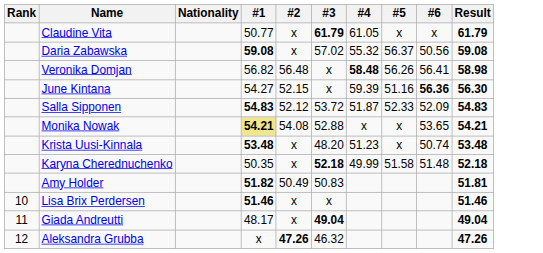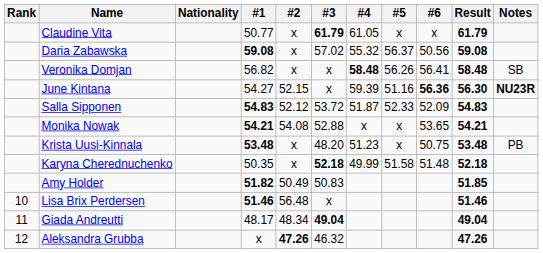+ column: (516, 13)
(294, 70) 56.48 -> (294, 70) x
(473, 70) 58.98 -> (473, 70) 58.48
(259, 126) khaki background -> (259, 126) no background
(434, 145) 50.74 -> (434, 145) 50.75
(473, 182) 51.81 -> (473, 182) 51.85
(294, 201) x -> (294, 201) 56.48
(294, 220) x -> (294, 220) 48.34
